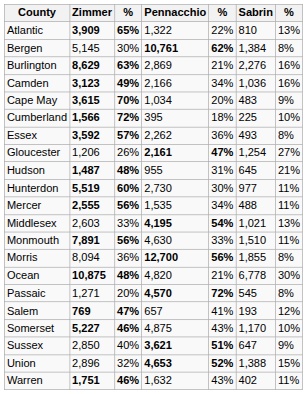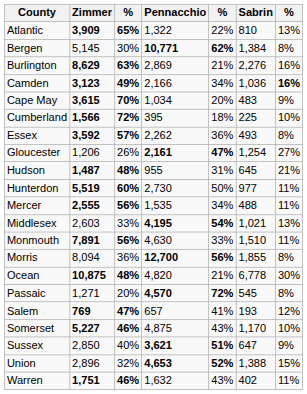(161, 48) 10,761 -> (161, 48) 10,771
(289, 83) normal -> (289, 83) bold
(222, 188) 30% -> (222, 188) 50%
